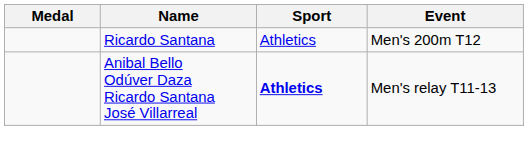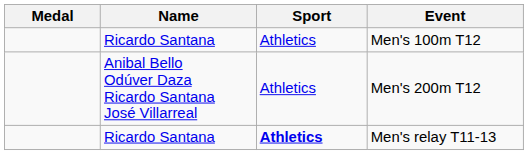+ row: (426, 39)
(159, 39) Ricardo Santana -> (159, 88) Anibal Bello Odúver Daza Ricardo Santana José Villarreal
(159, 88) Anibal Bello Odúver Daza Ricardo Santana José Villarreal -> (159, 137) Ricardo Santana
